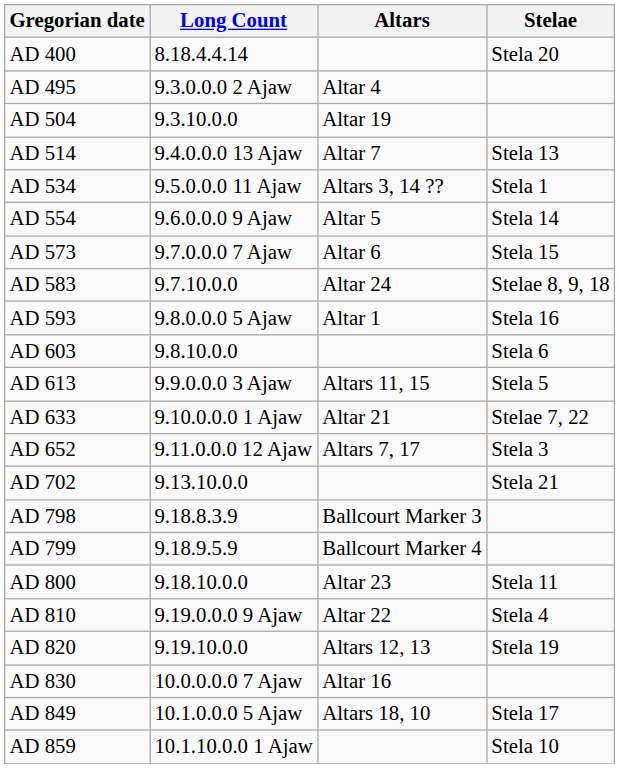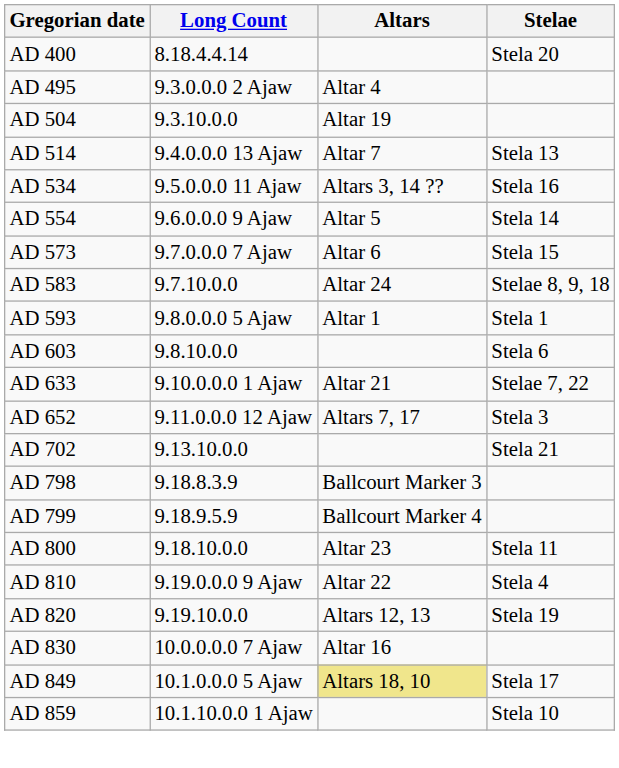(520, 185) Stela 1 -> (525, 185) Stela 16
(525, 317) Stela 16 -> (520, 317) Stela 1
- row: (43, 383)
(376, 713) no background -> (376, 680) khaki background
